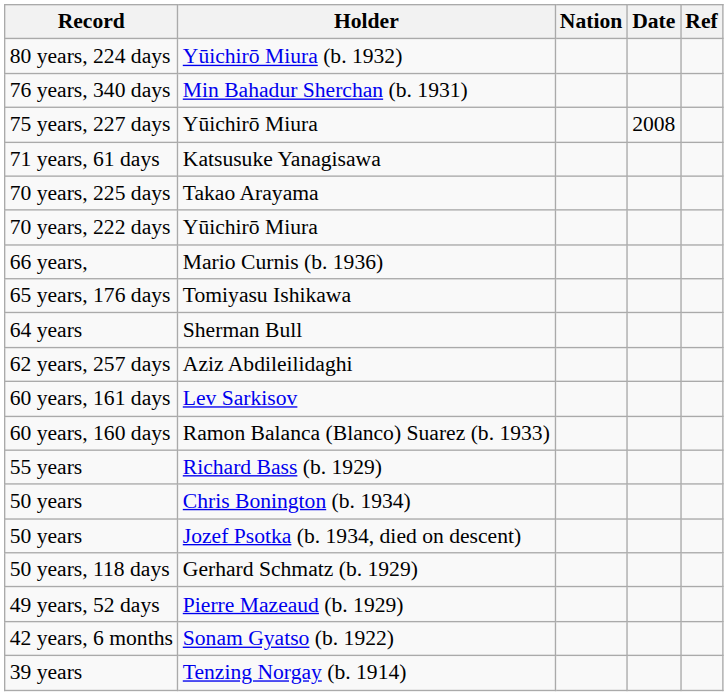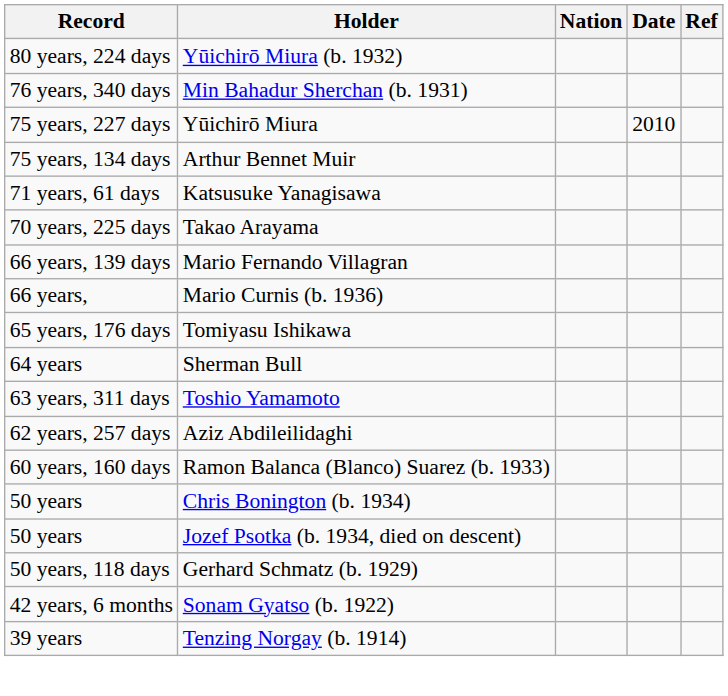(654, 124) 2008 -> (654, 124) 2010
+ row: (90, 158)
- row: (90, 227)
+ row: (90, 261)
+ row: (90, 398)
- row: (90, 398)
- row: (46, 466)
- row: (85, 603)
